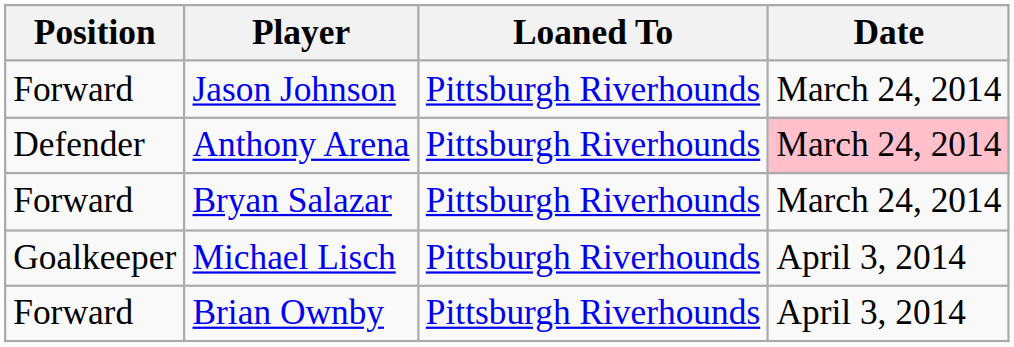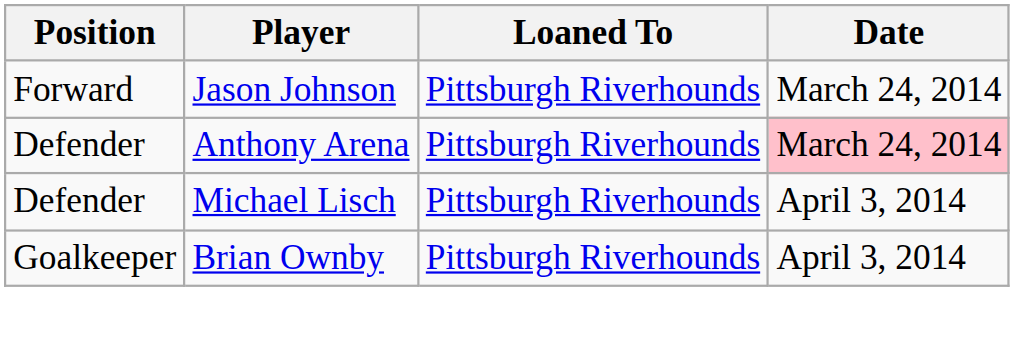- row: (292, 200)
(95, 256) Goalkeeper -> (79, 200) Defender
(73, 312) Forward -> (95, 256) Goalkeeper
